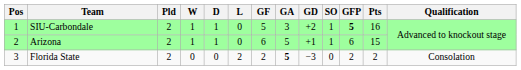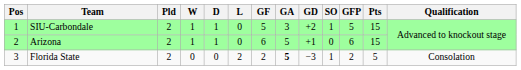(352, 27) bold -> (352, 27) normal
(375, 27) 16 -> (375, 27) 15
(331, 42) 1 -> (331, 42) 0
(331, 57) 0 -> (331, 57) 1
(375, 57) 2 -> (375, 57) 5
